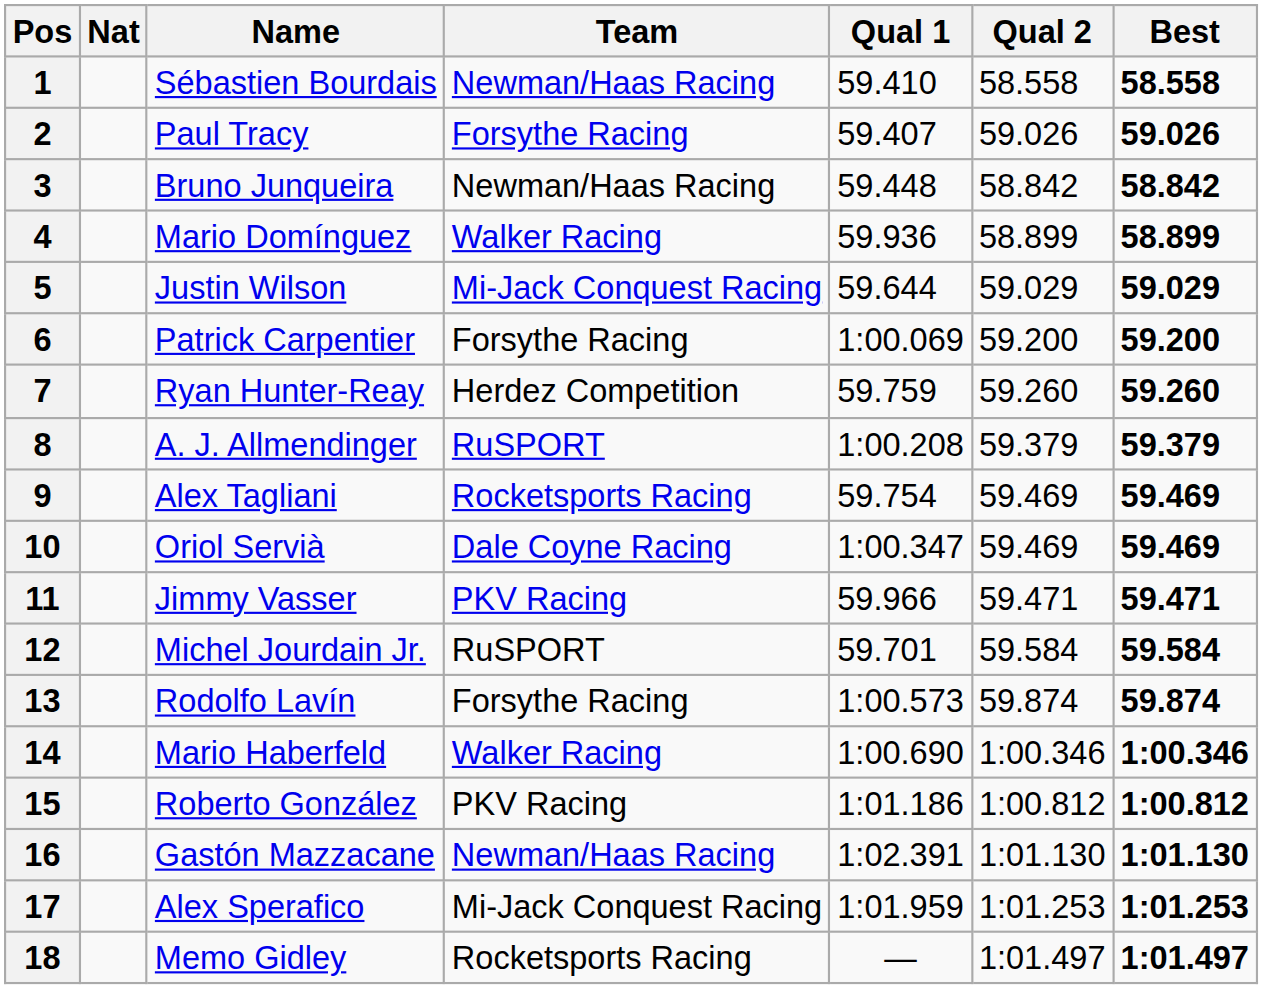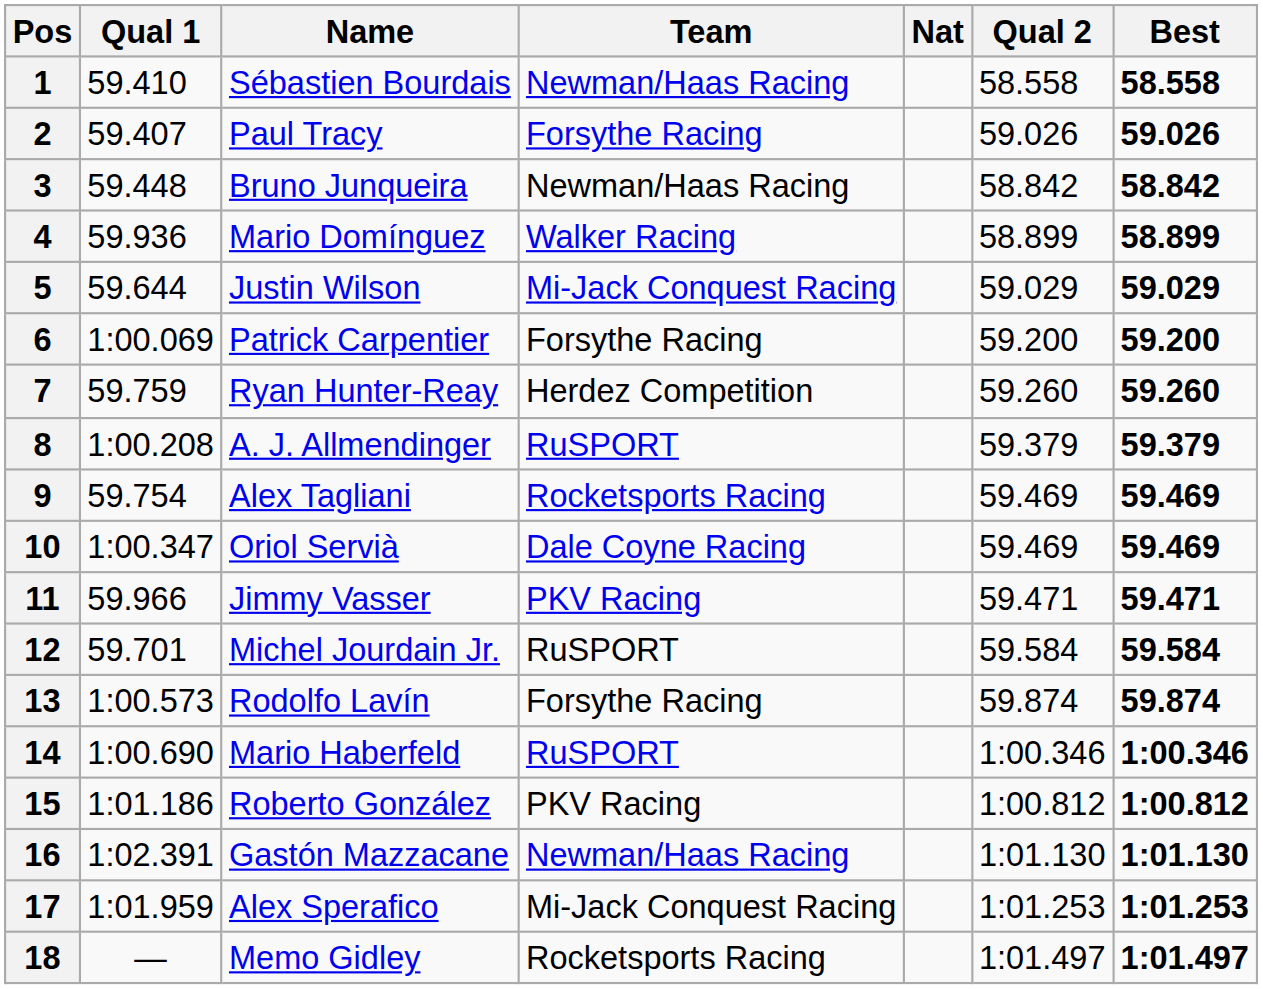columns swapped: (114, 31) <-> (901, 31)
(557, 752) Walker Racing -> (602, 752) RuSPORT
